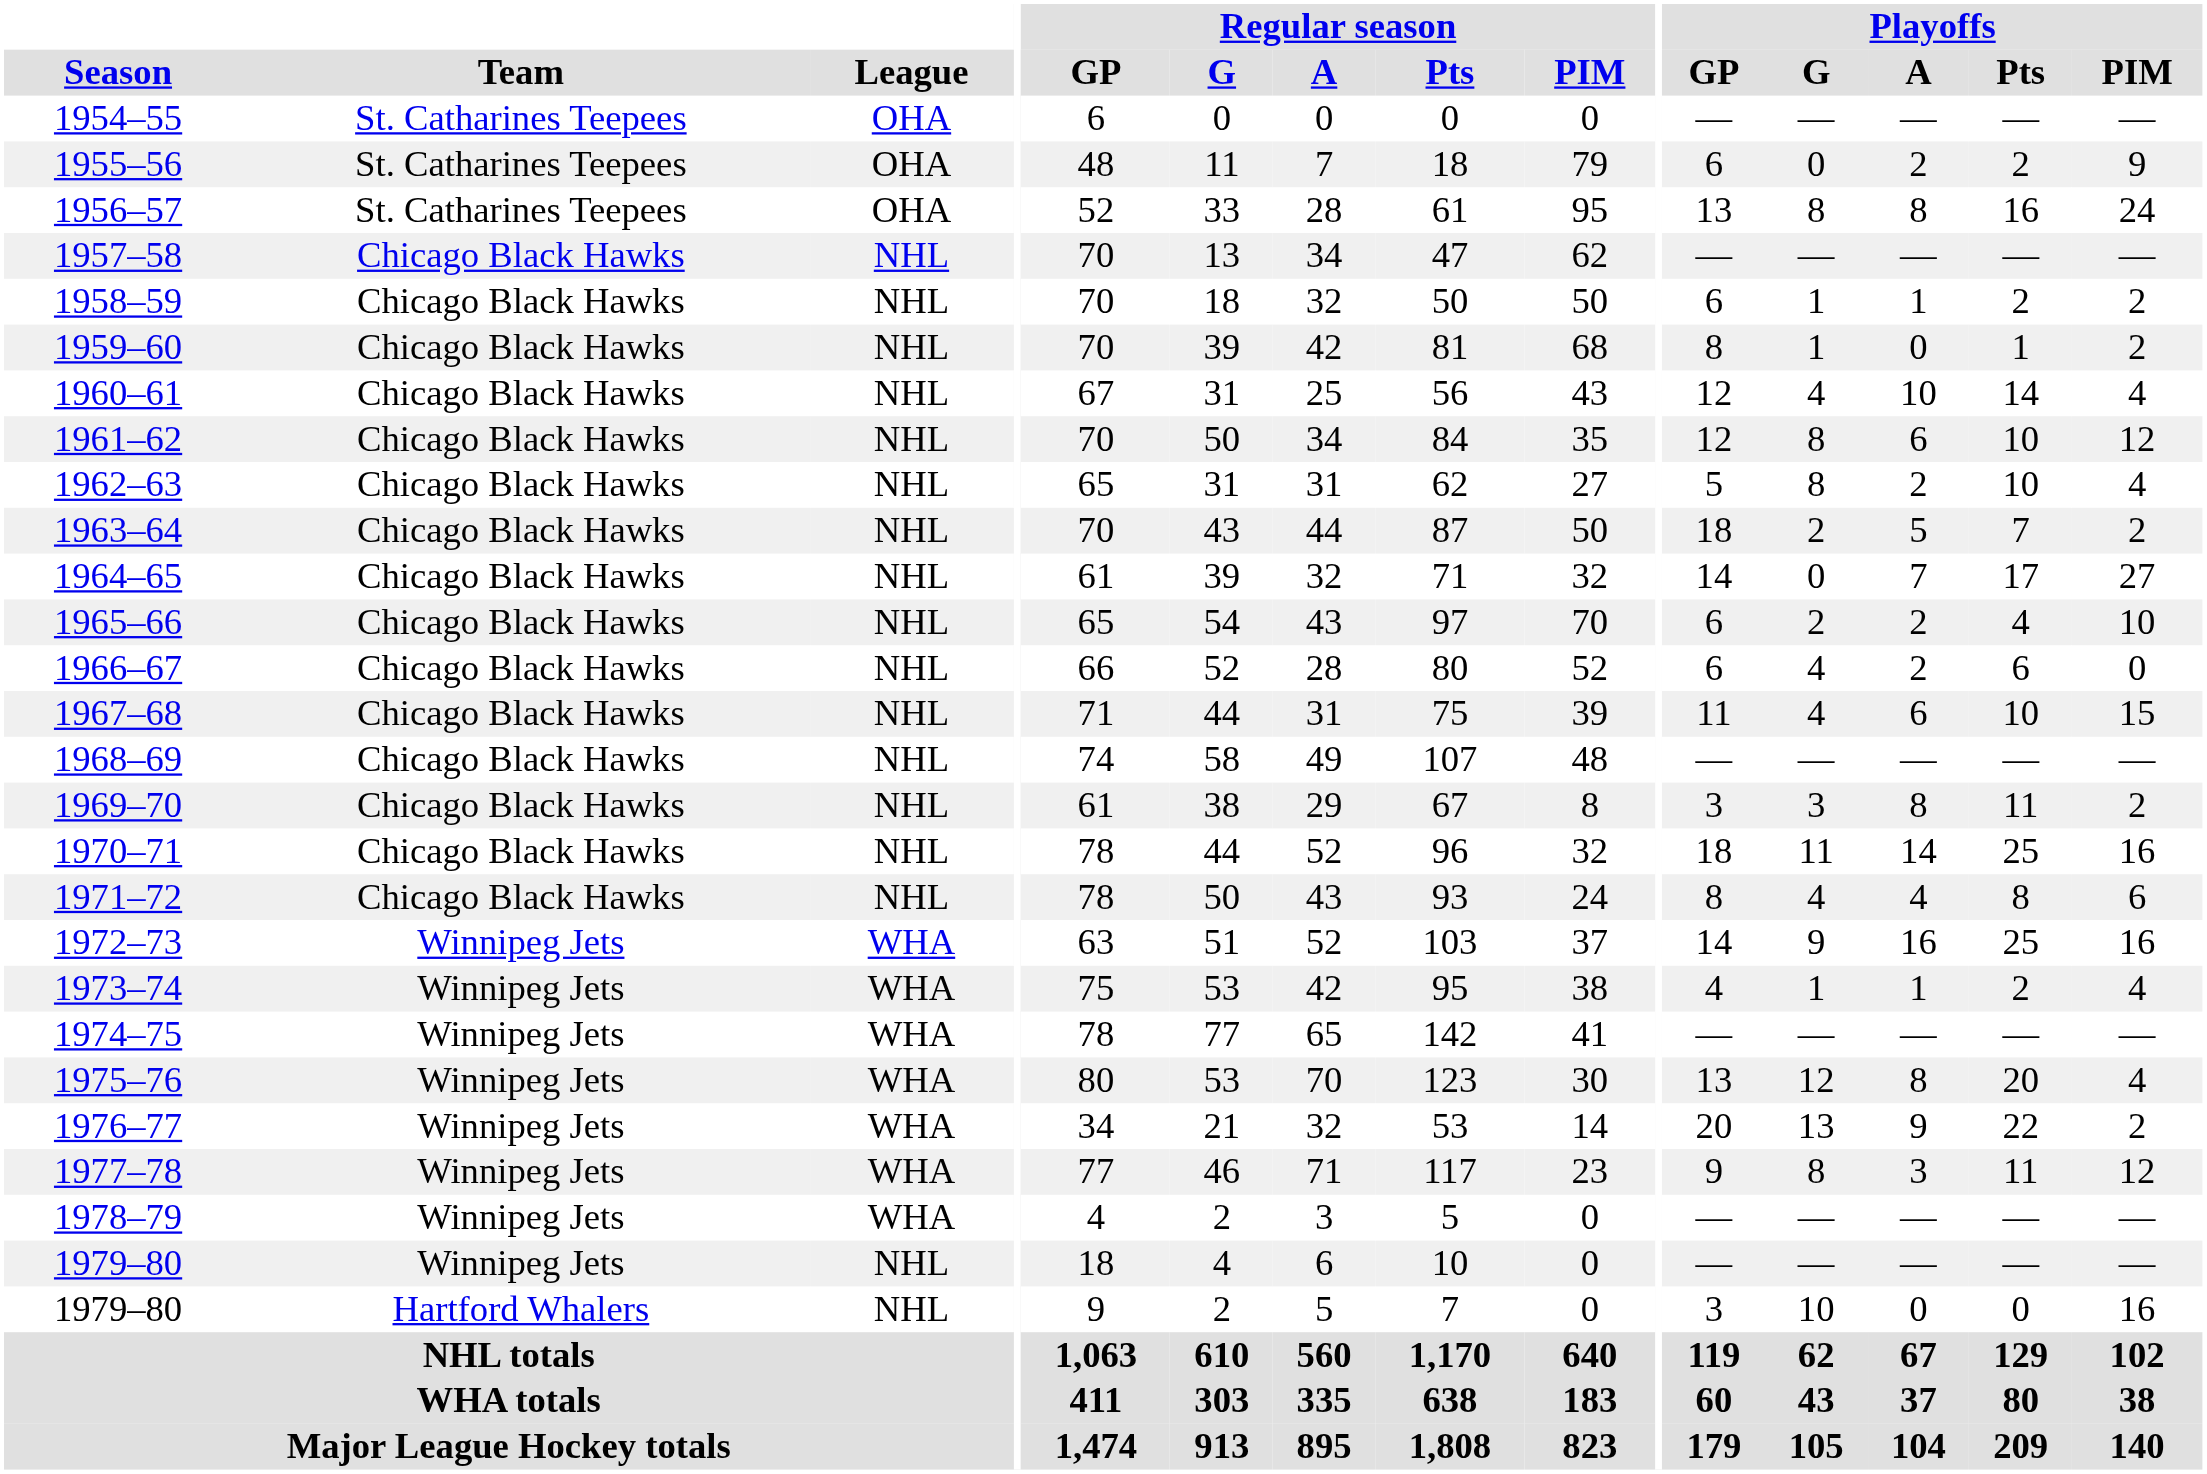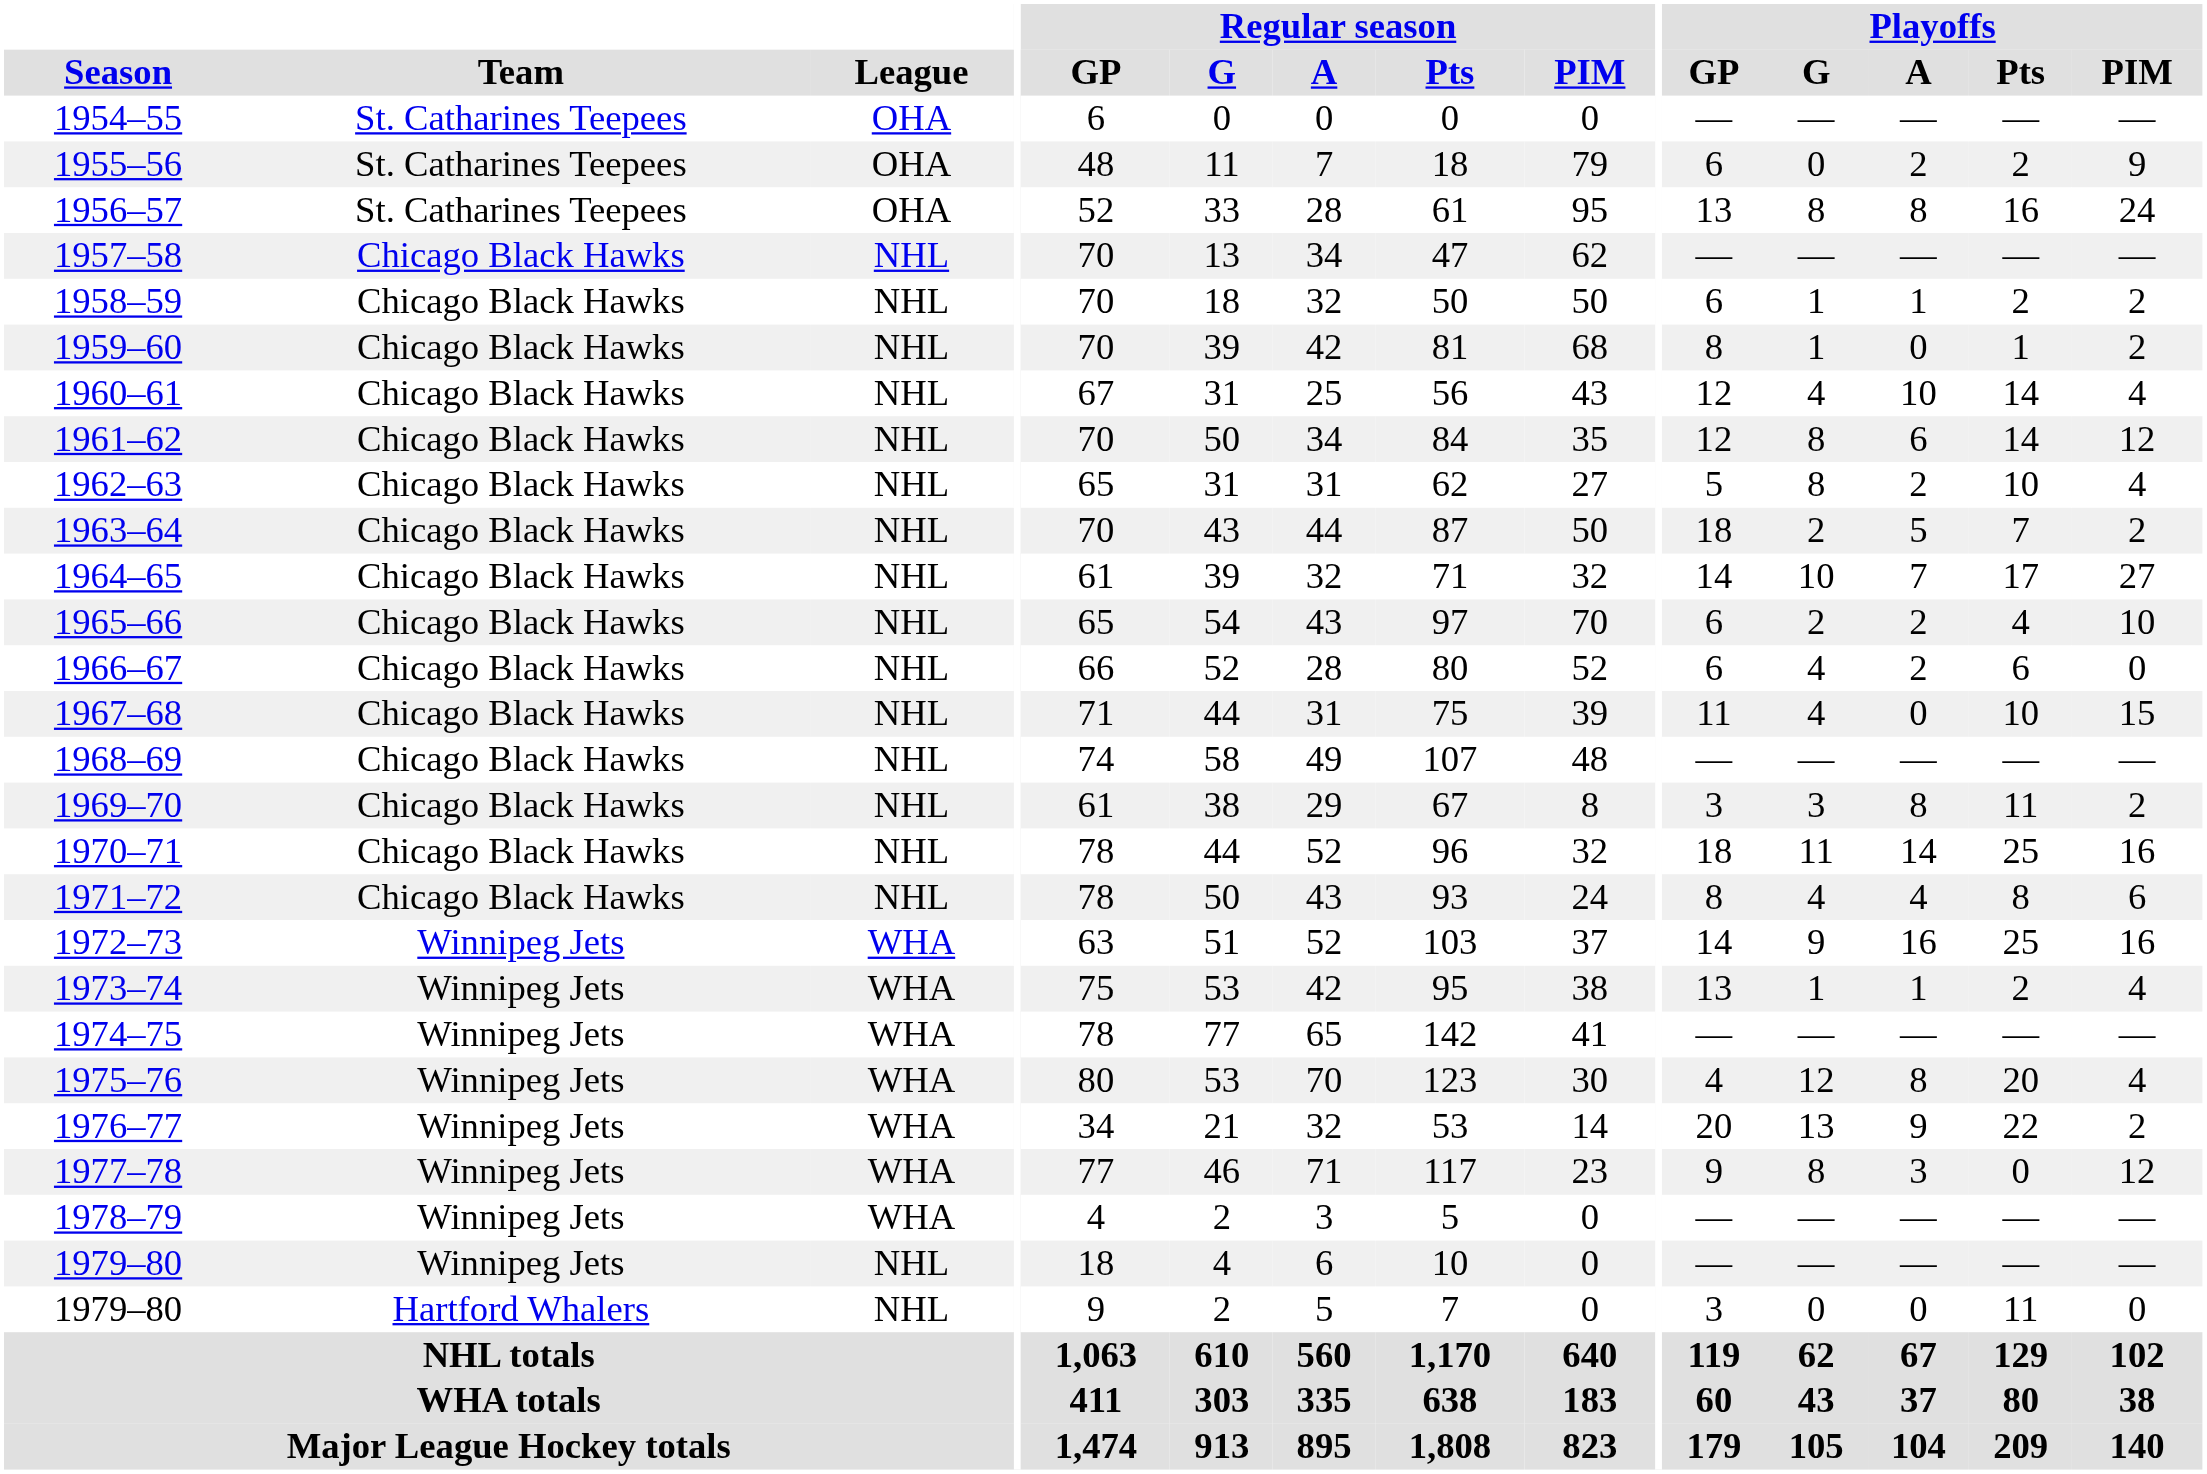(2021, 438) 10 -> (2021, 438) 14
(1816, 575) 0 -> (1816, 575) 10
(1918, 713) 6 -> (1918, 713) 0
(1714, 988) 4 -> (1714, 988) 13
(1714, 1079) 13 -> (1714, 1079) 4
(2021, 1171) 11 -> (2021, 1171) 0
(1816, 1308) 10 -> (1816, 1308) 0
(2021, 1308) 0 -> (2021, 1308) 11
(2137, 1308) 16 -> (2137, 1308) 0
